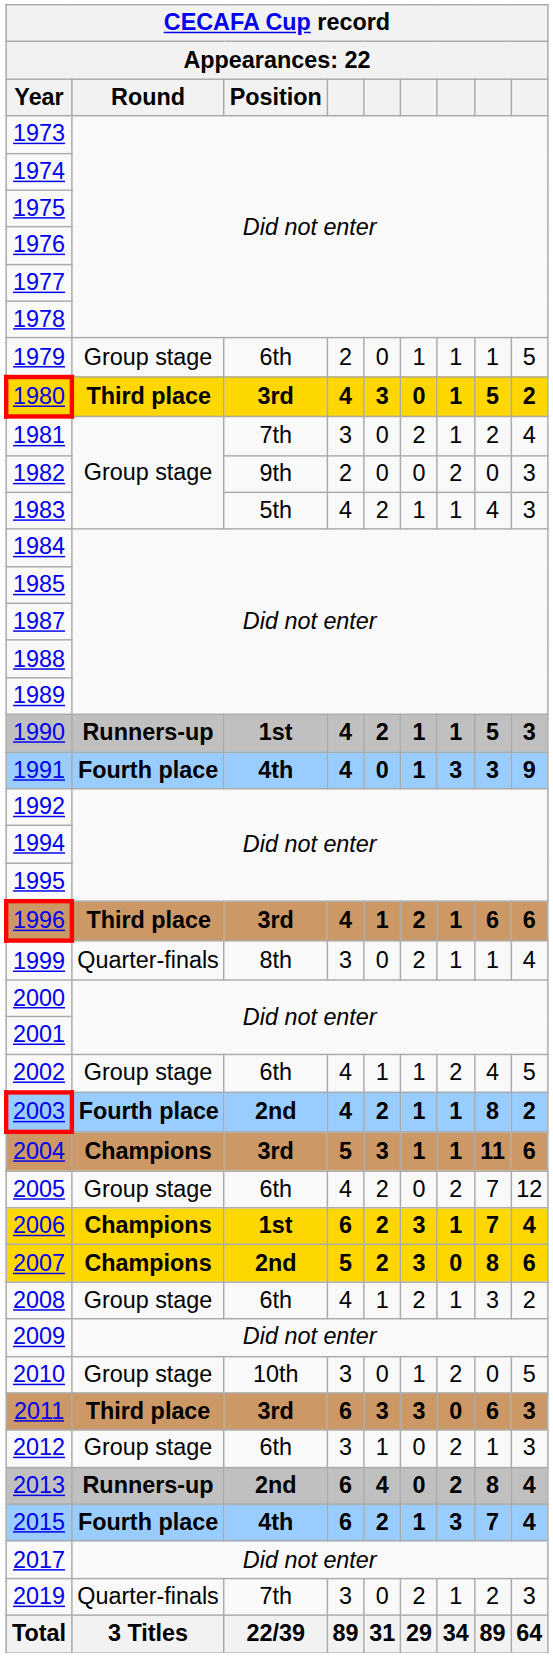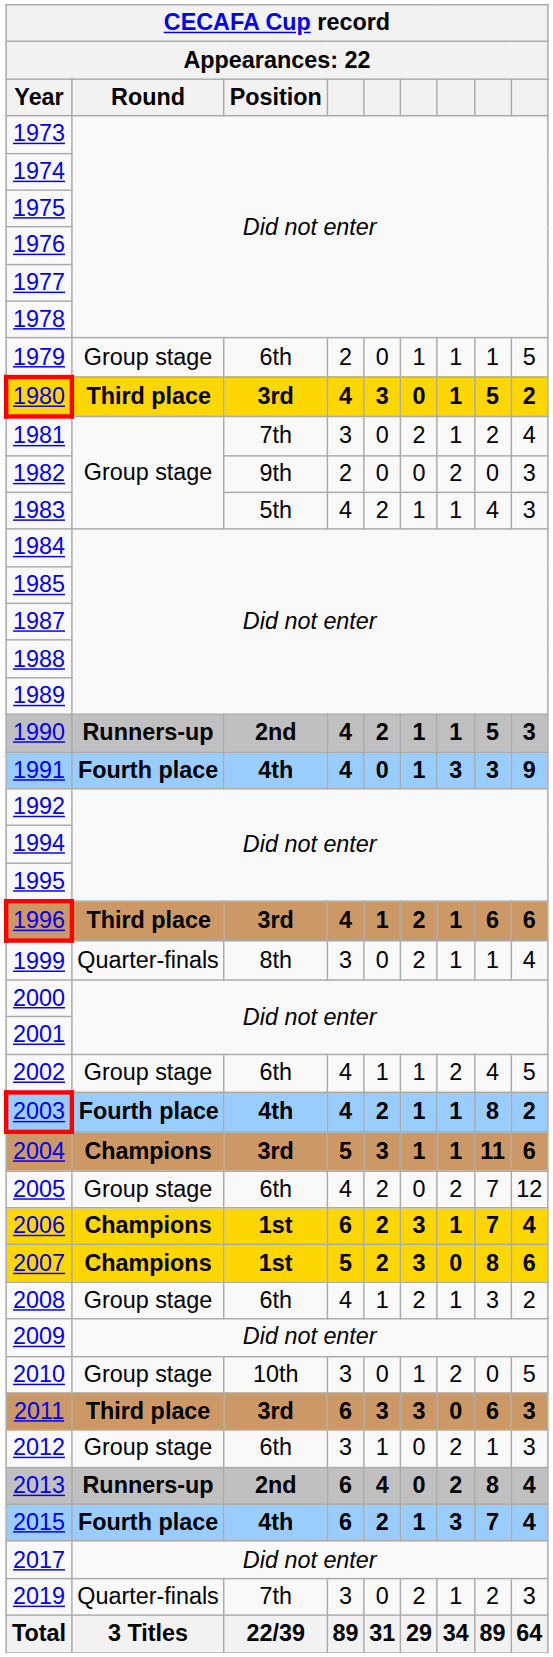(276, 732) 1st -> (276, 732) 2nd
(276, 1112) 2nd -> (276, 1112) 4th
(276, 1263) 2nd -> (276, 1263) 1st
